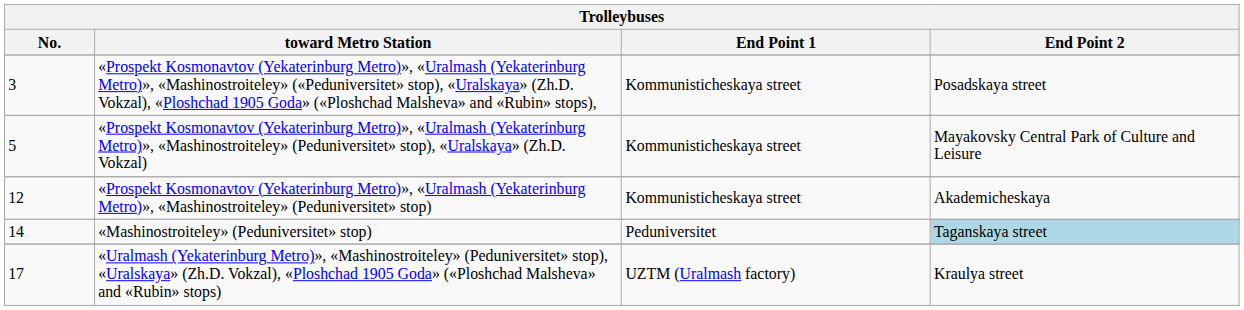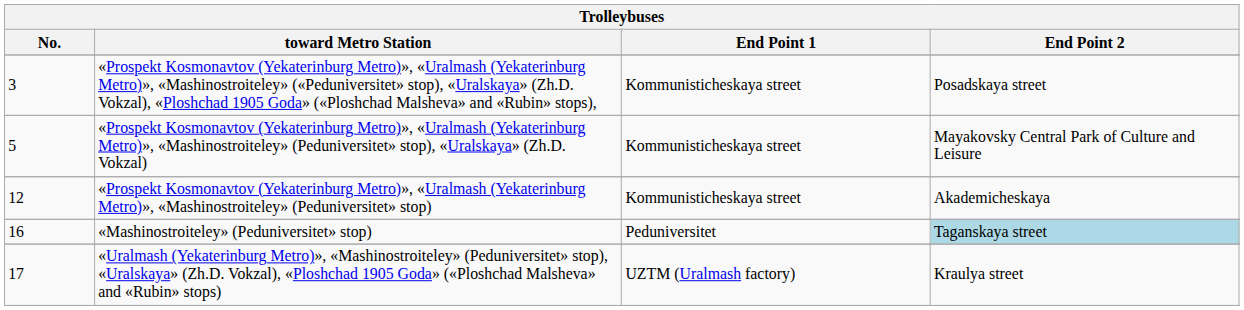(16, 231) 14 -> (16, 231) 16
